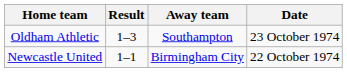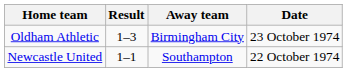(197, 36) Southampton -> (197, 36) Birmingham City
(197, 57) Birmingham City -> (197, 57) Southampton
